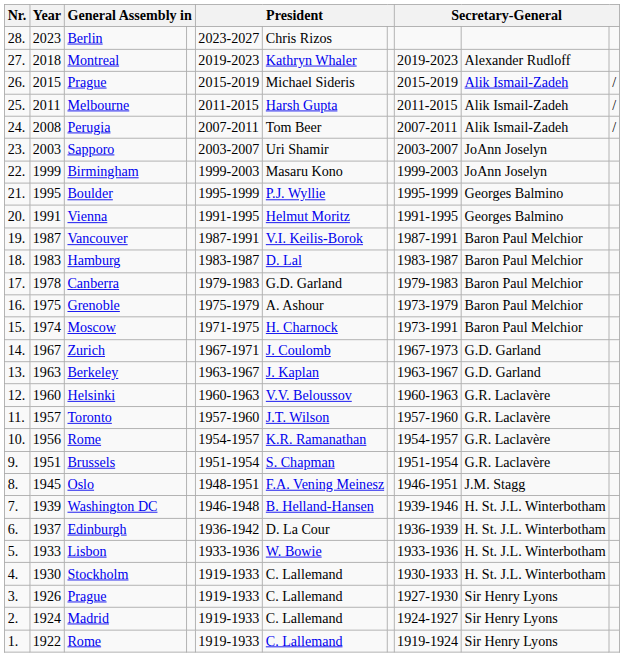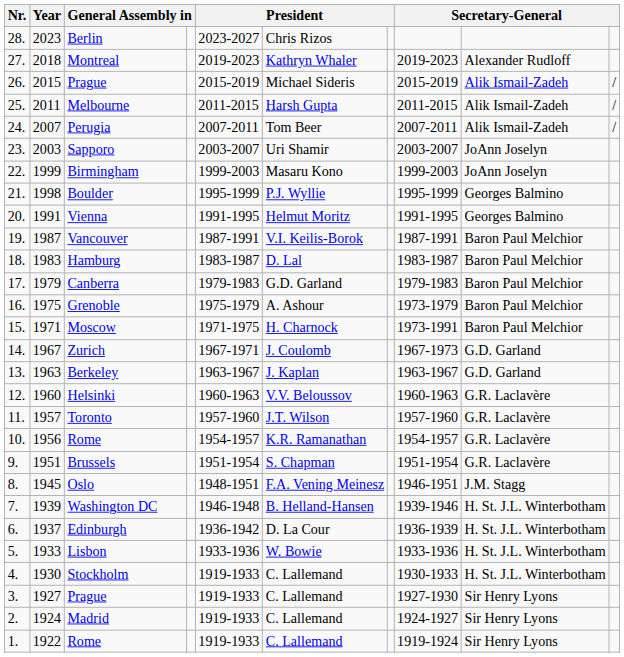(47, 127) 2008 -> (47, 127) 2007
(47, 194) 1995 -> (47, 194) 1998
(47, 283) 1978 -> (47, 283) 1979
(47, 328) 1974 -> (47, 328) 1971
(47, 596) 1926 -> (47, 596) 1927
